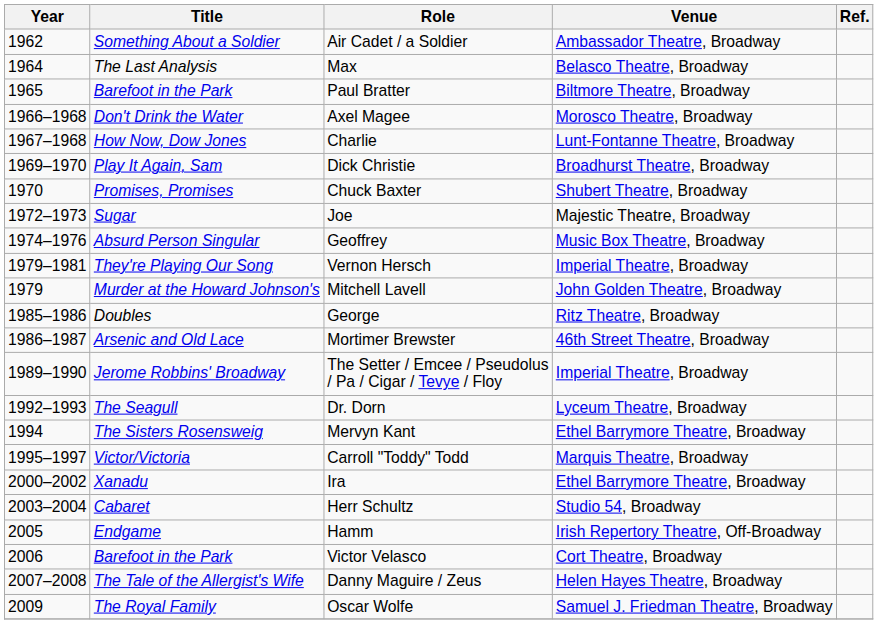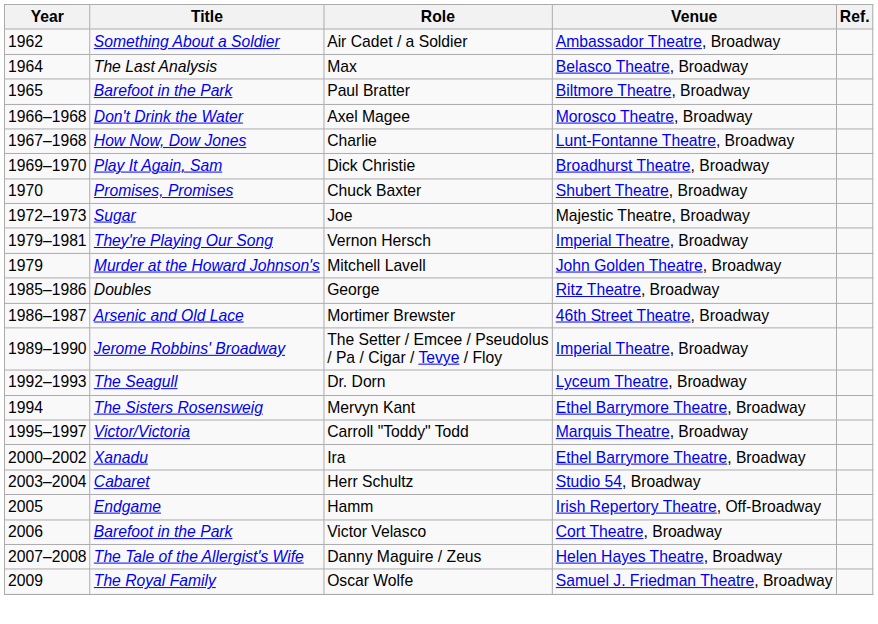- row: (357, 240)
